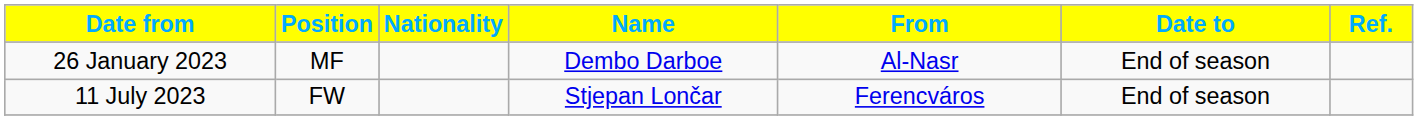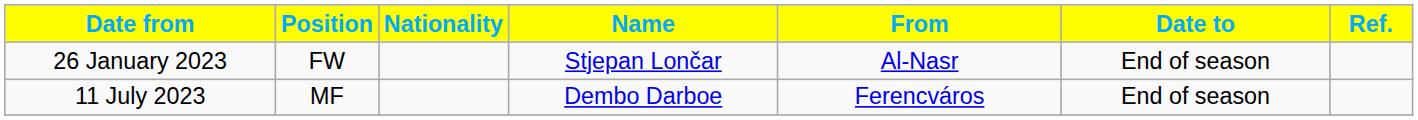(327, 60) MF -> (327, 60) FW
(643, 60) Dembo Darboe -> (643, 60) Stjepan Lončar
(327, 97) FW -> (327, 97) MF
(643, 97) Stjepan Lončar -> (643, 97) Dembo Darboe
